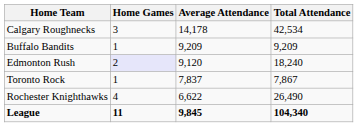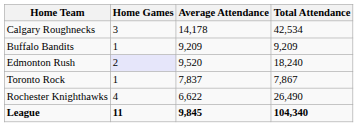(190, 63) 9,120 -> (190, 63) 9,520
